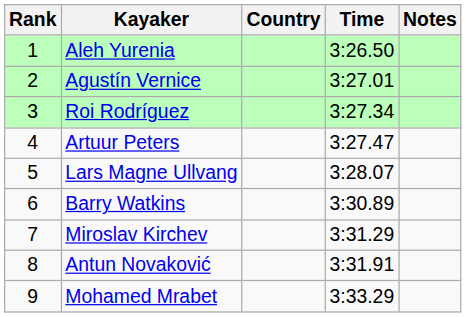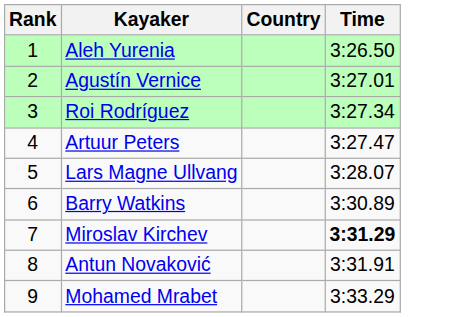- column: (430, 19)
(362, 234) normal -> (362, 234) bold
